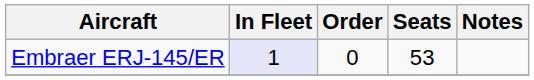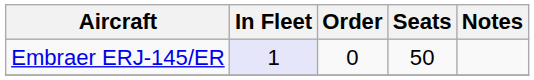(422, 57) 53 -> (422, 57) 50
